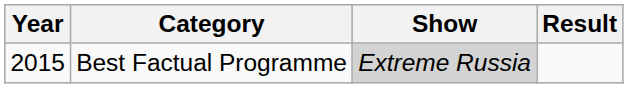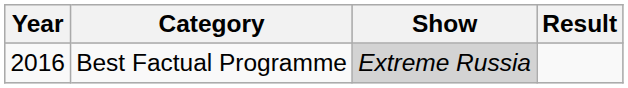(38, 62) 2015 -> (38, 62) 2016
